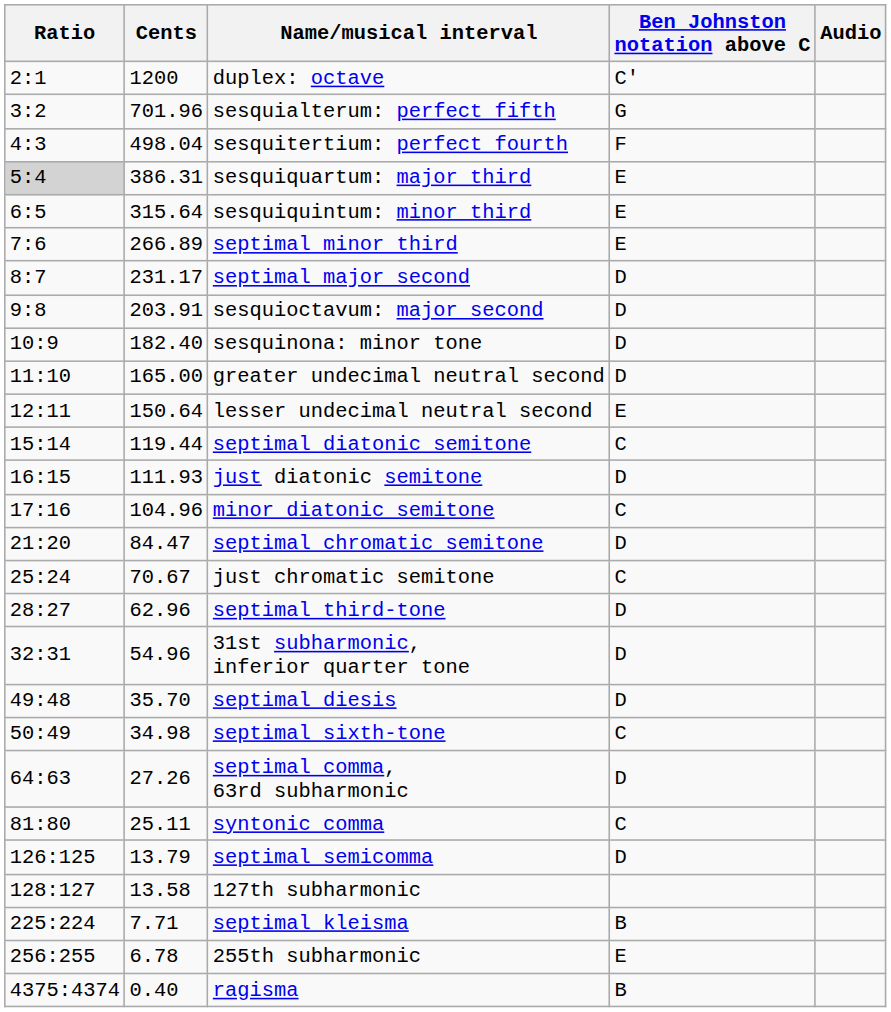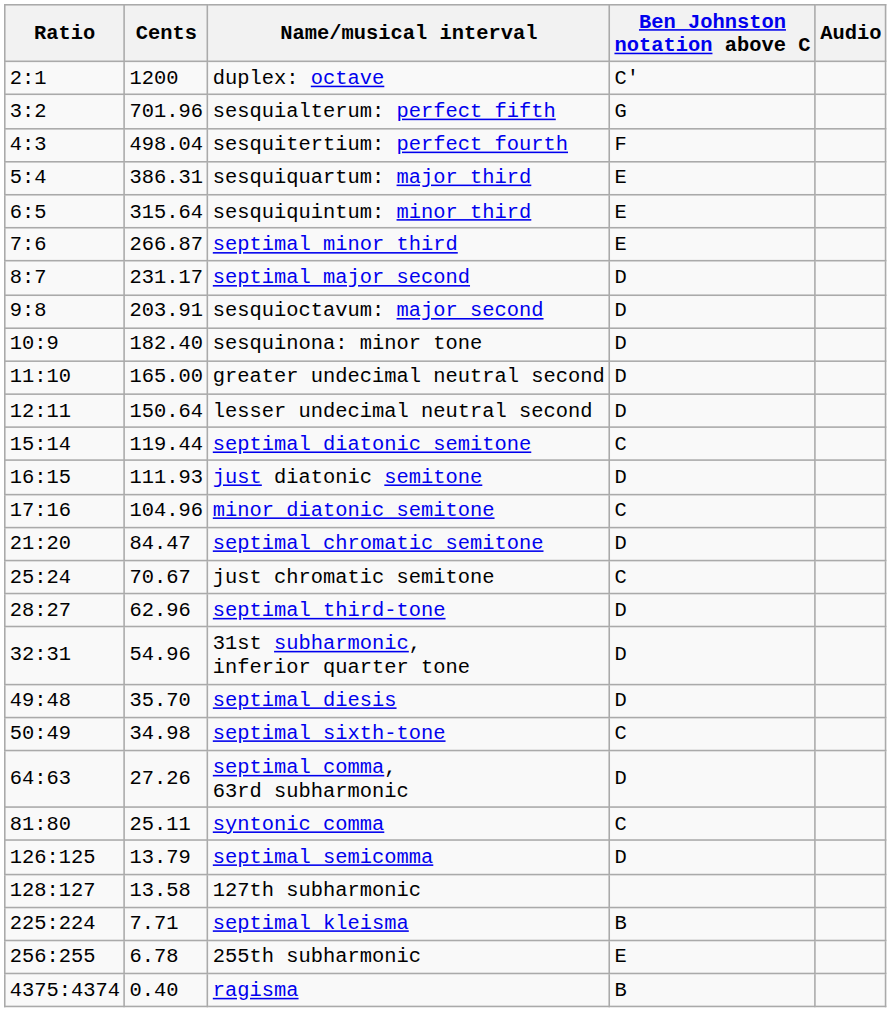(28, 178) lightgrey background -> (28, 178) no background
(166, 245) 266.89 -> (166, 245) 266.87
(621, 411) E -> (621, 411) D
